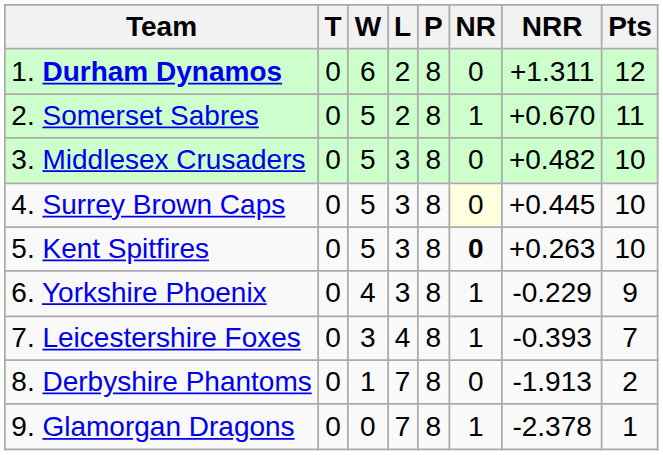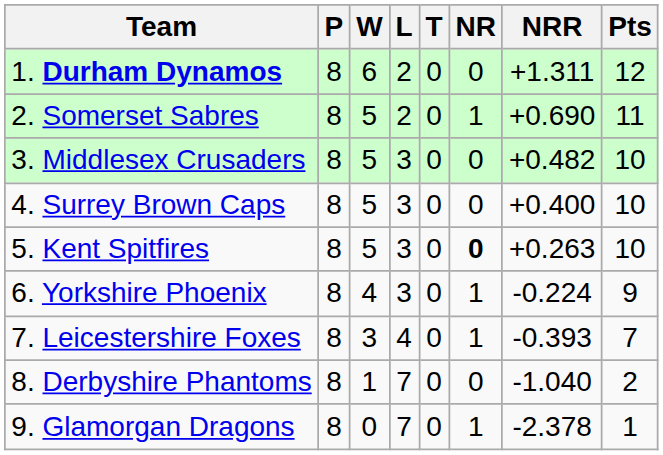columns swapped: (433, 26) <-> (333, 26)
(552, 115) +0.670 -> (552, 115) +0.690
(476, 204) lightyellow background -> (476, 204) no background
(552, 204) +0.445 -> (552, 204) +0.400
(552, 293) -0.229 -> (552, 293) -0.224
(552, 381) -1.913 -> (552, 381) -1.040
